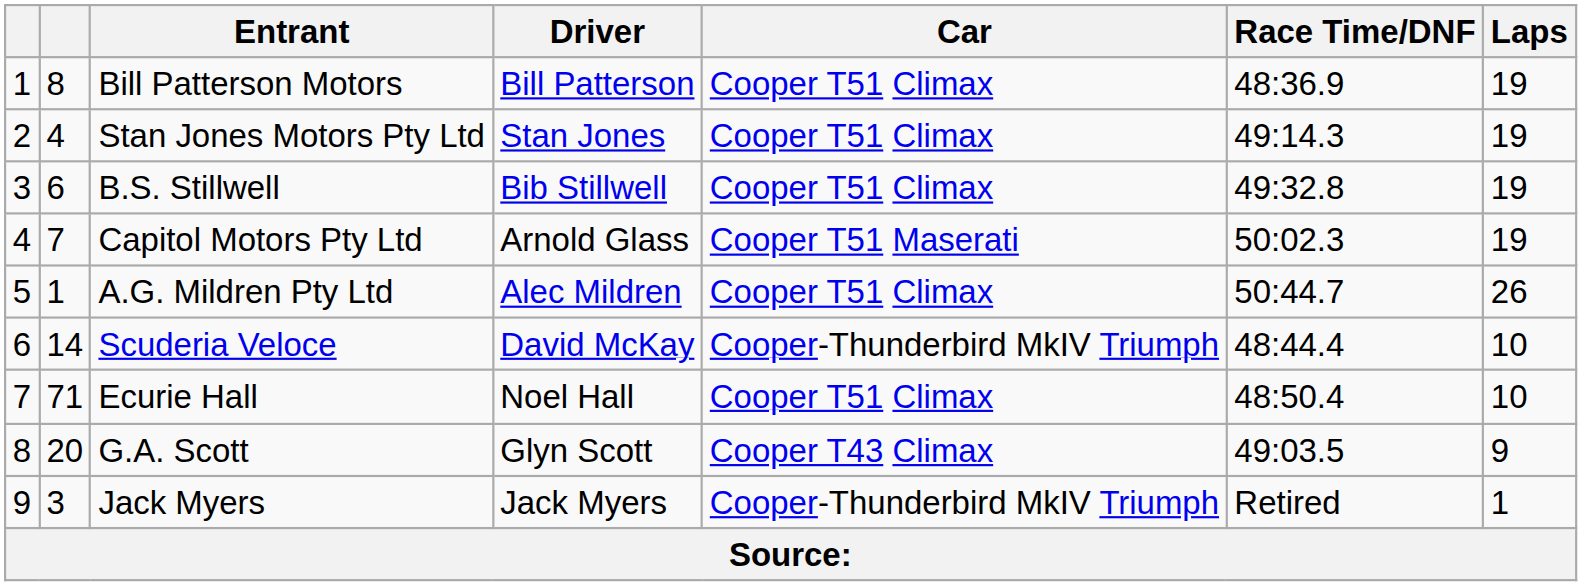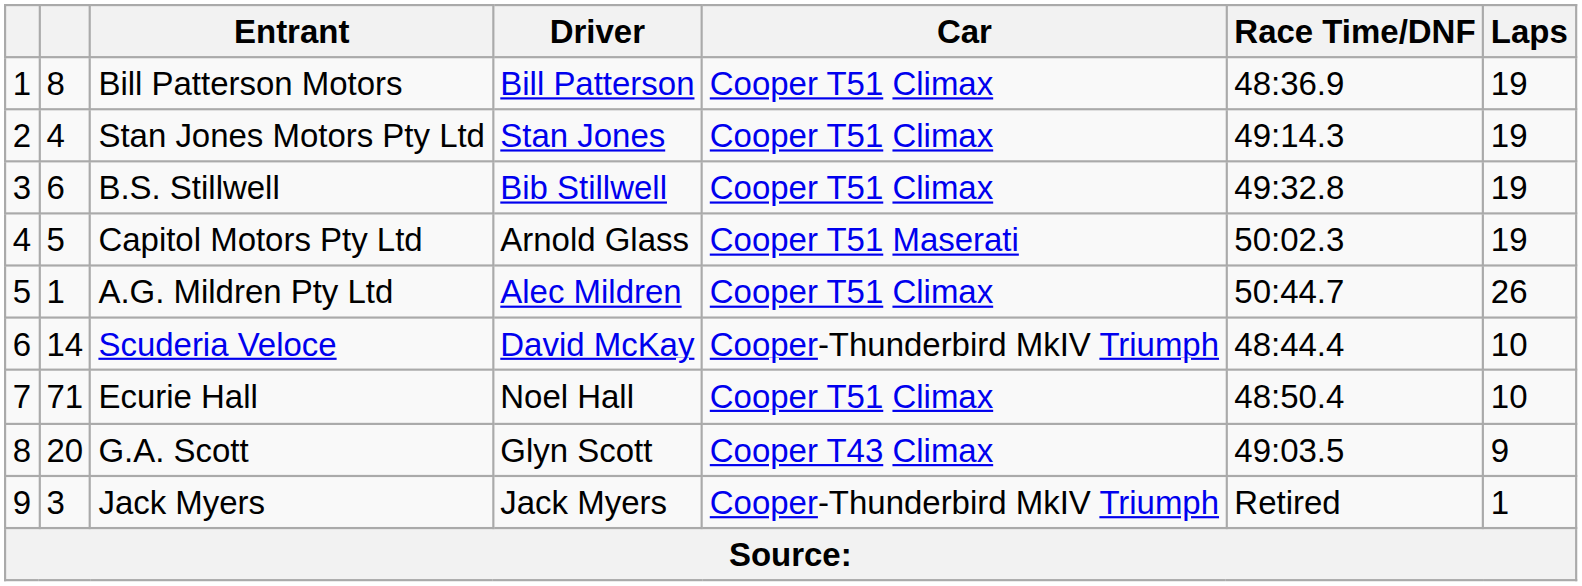(56, 240) 7 -> (56, 240) 5
